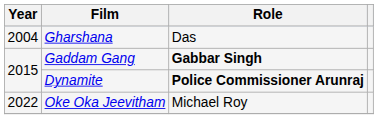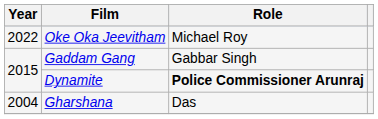rows swapped: (79, 37) <-> (105, 102)
(217, 59) bold -> (214, 59) normal
